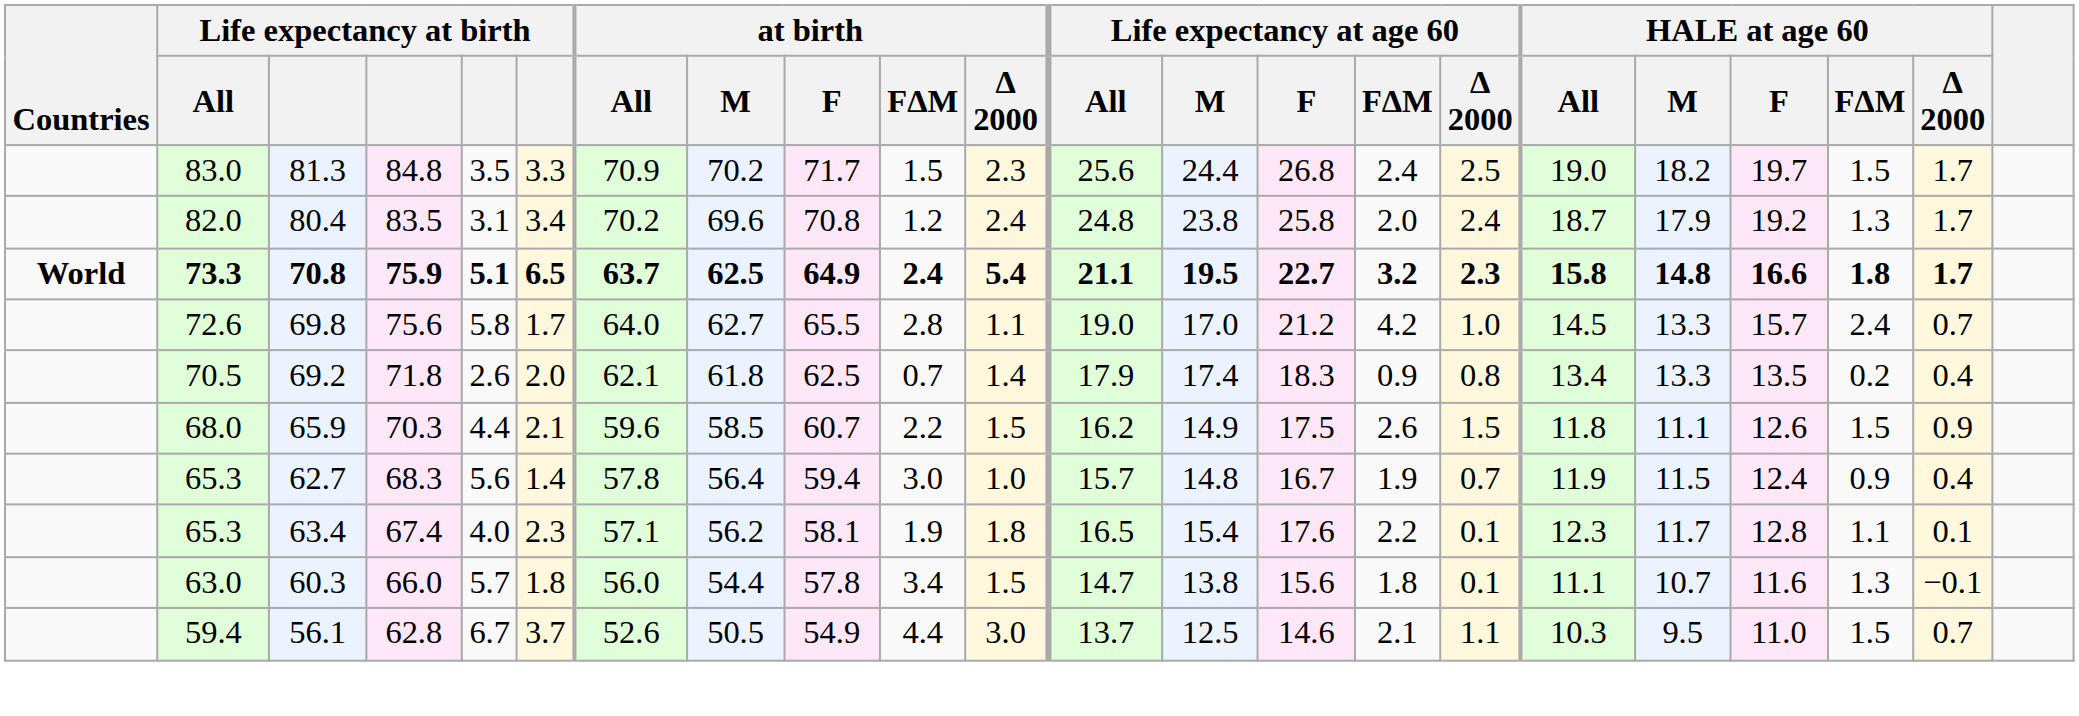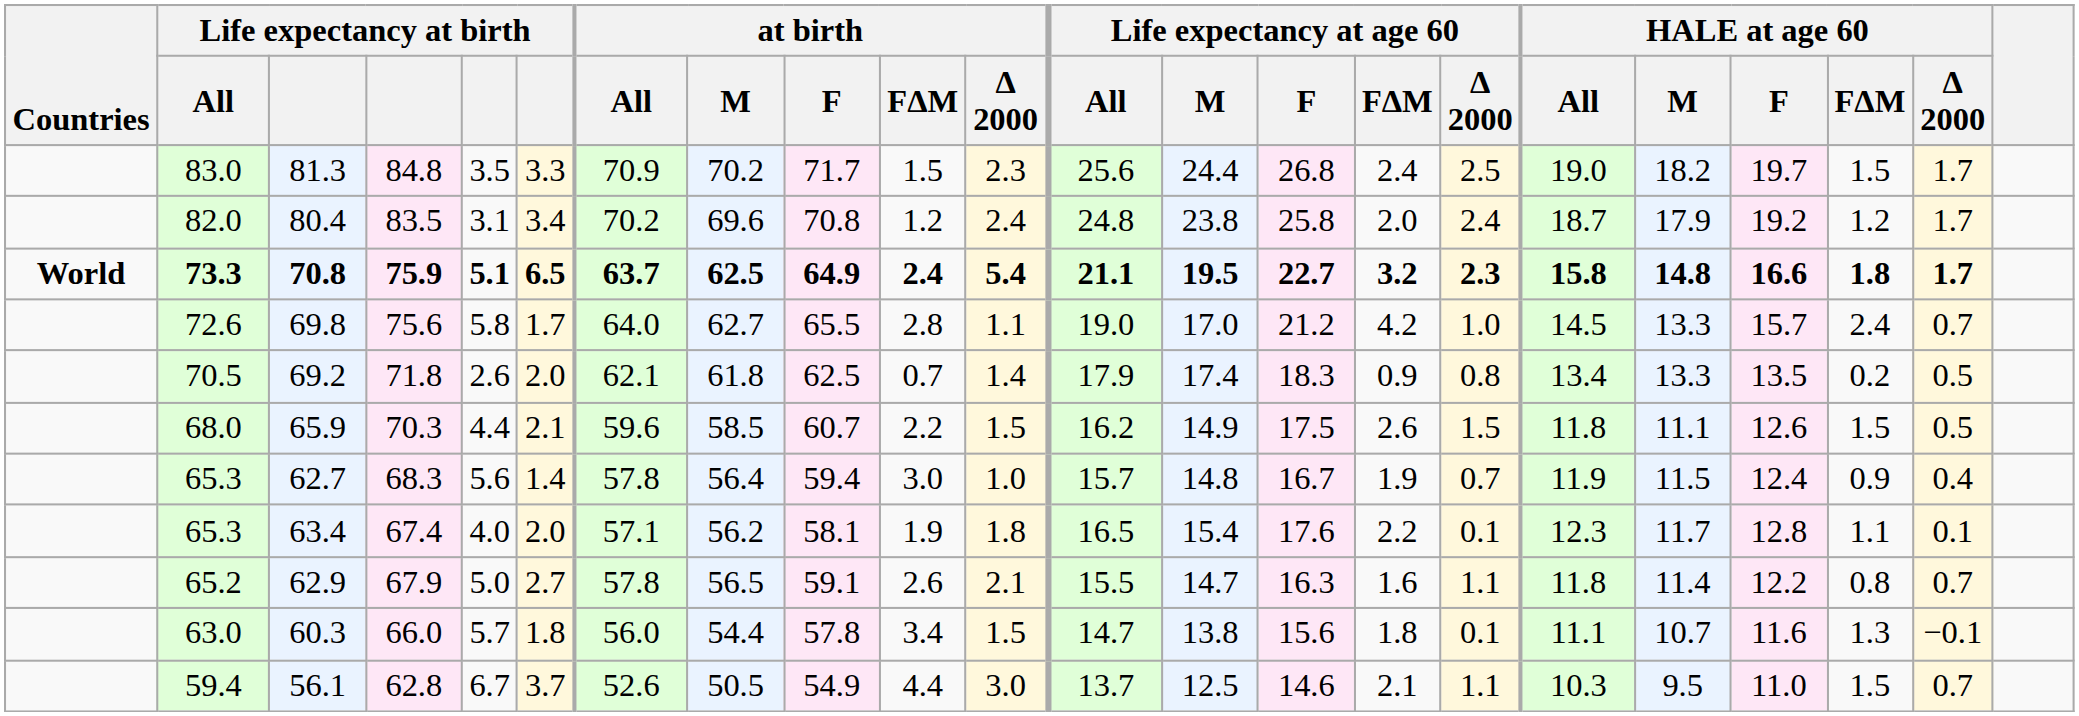(1870, 221) 1.3 -> (1870, 221) 1.2
(1953, 375) 0.4 -> (1953, 375) 0.5
(1953, 427) 0.9 -> (1953, 427) 0.5
(545, 530) 2.3 -> (545, 530) 2.0
+ row: (318, 581)
